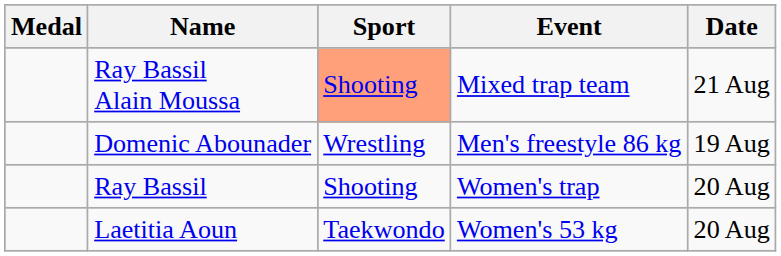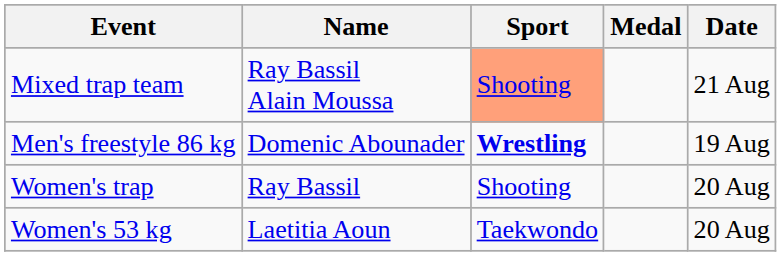columns swapped: (46, 26) <-> (569, 26)
(374, 143) normal -> (531, 143) bold
